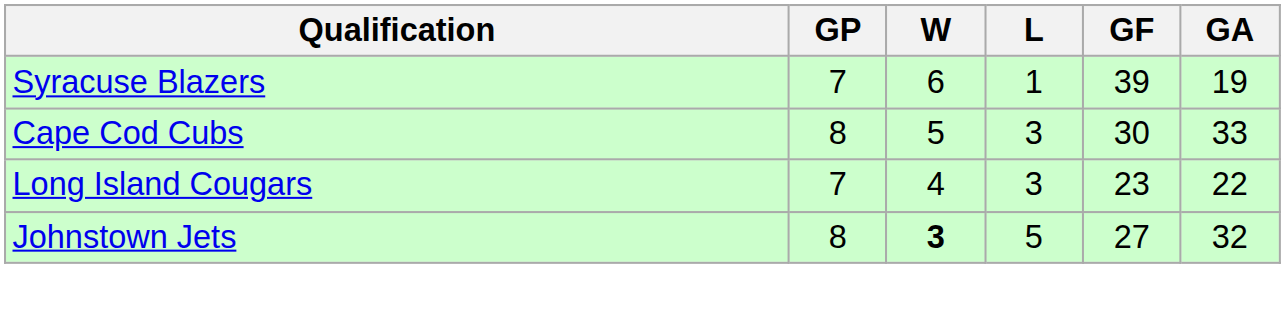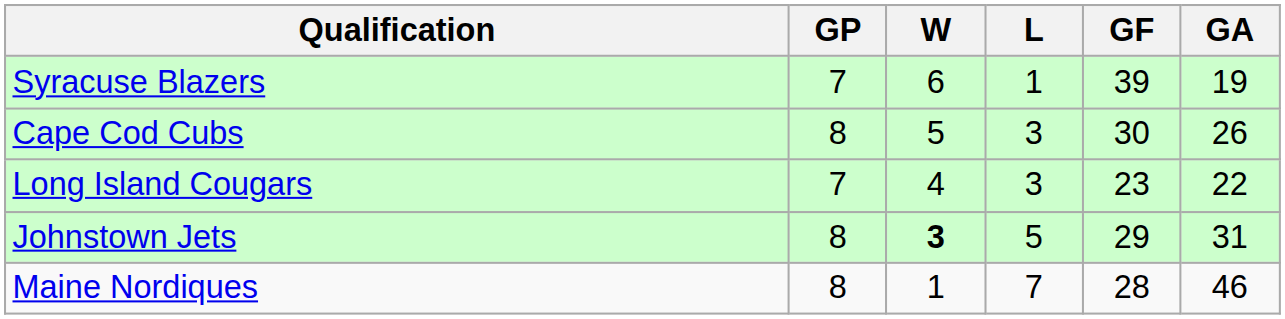(1230, 133) 33 -> (1230, 133) 26
(1132, 236) 27 -> (1132, 236) 29
(1230, 236) 32 -> (1230, 236) 31
+ row: (135, 287)
